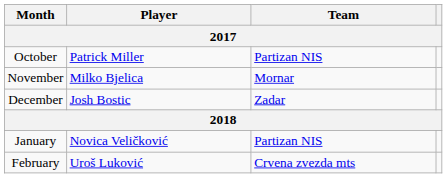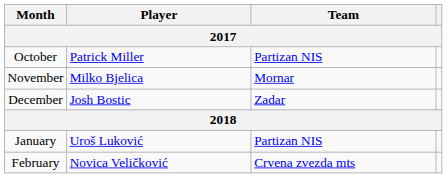(119, 141) Novica Veličković -> (106, 141) Uroš Luković
(106, 162) Uroš Luković -> (119, 162) Novica Veličković
